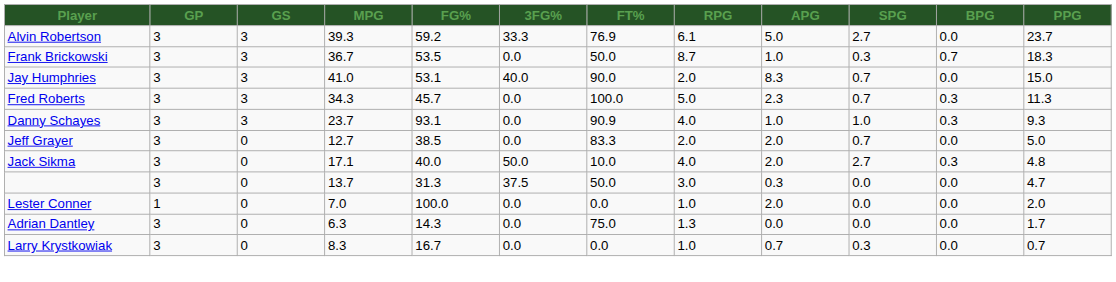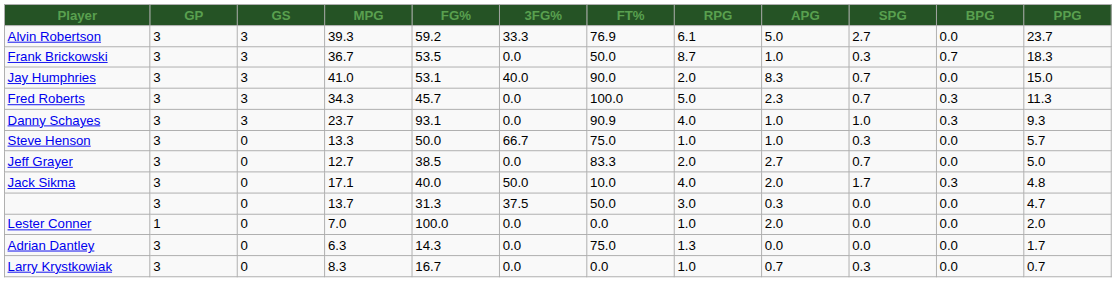+ row: (49, 141)
(774, 141) 2.0 -> (774, 162) 2.7
(861, 162) 2.7 -> (861, 183) 1.7
